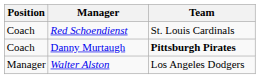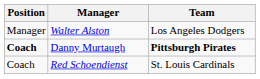rows swapped: (80, 64) <-> (89, 30)
(21, 47) normal -> (22, 47) bold
